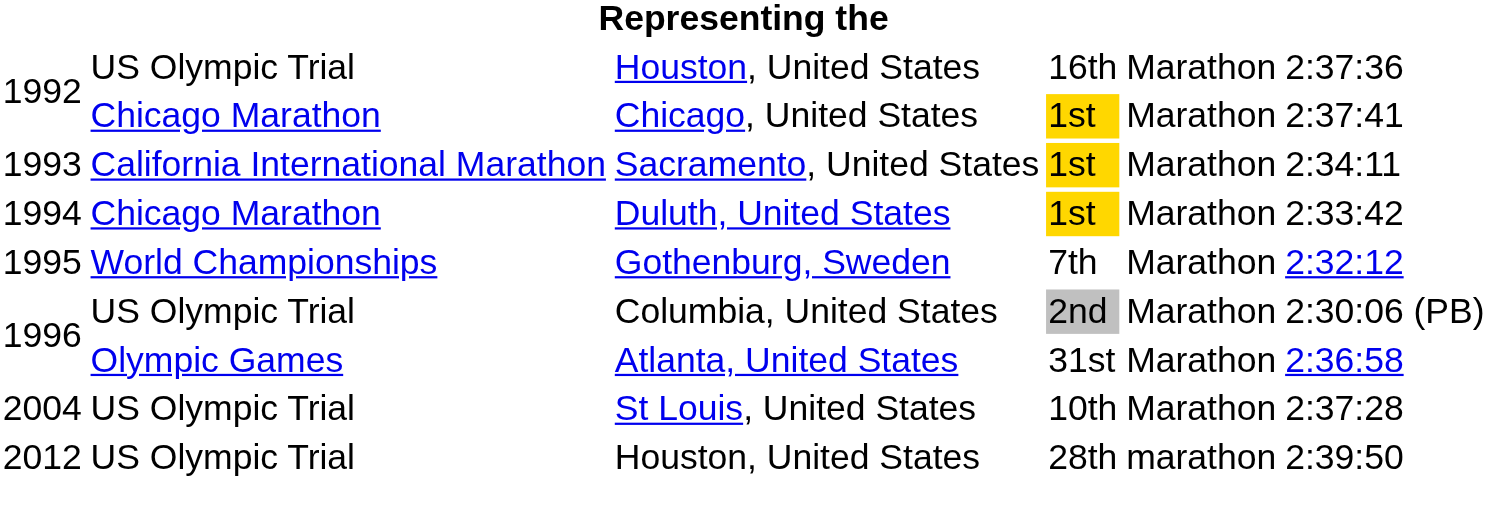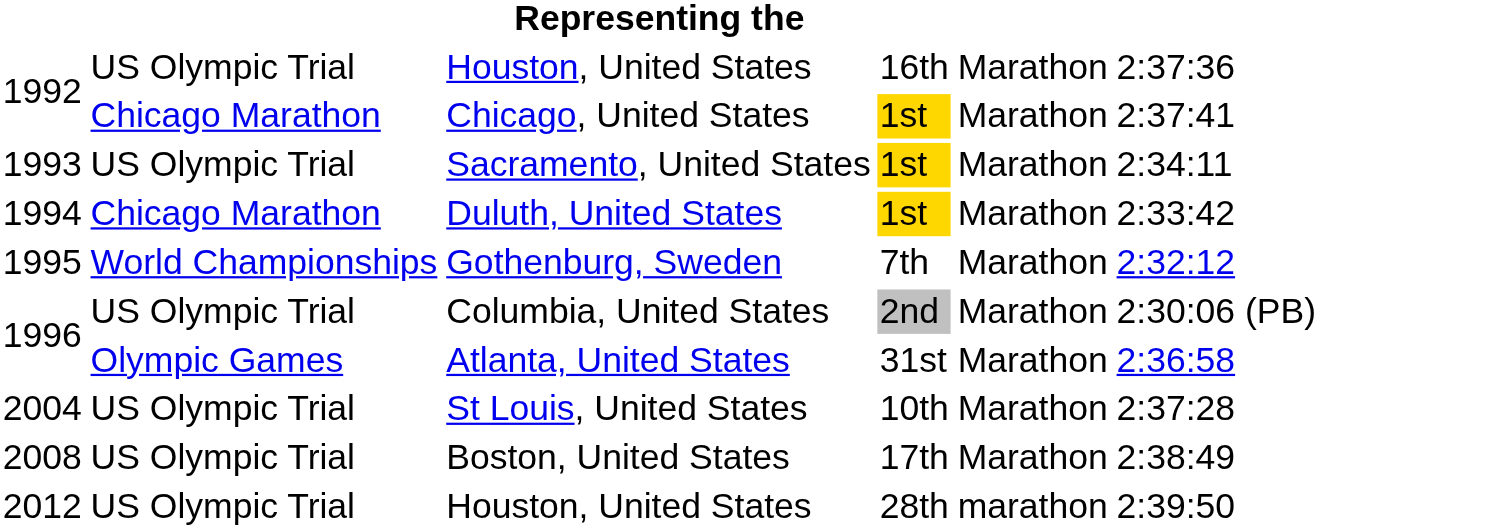(348, 164) California International Marathon -> (223, 164) US Olympic Trial
+ row: (42, 457)
